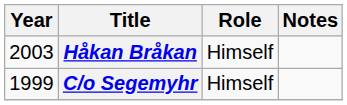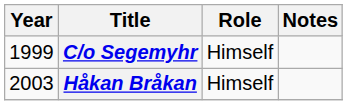rows swapped: (130, 83) <-> (130, 52)
